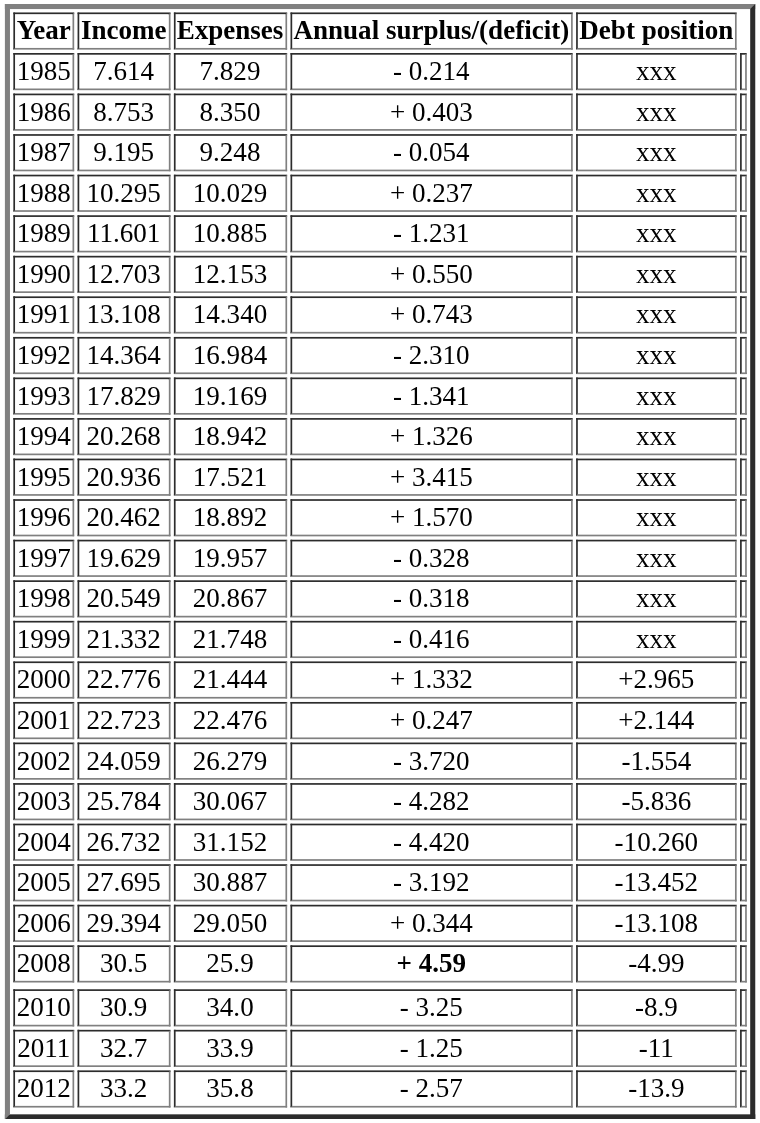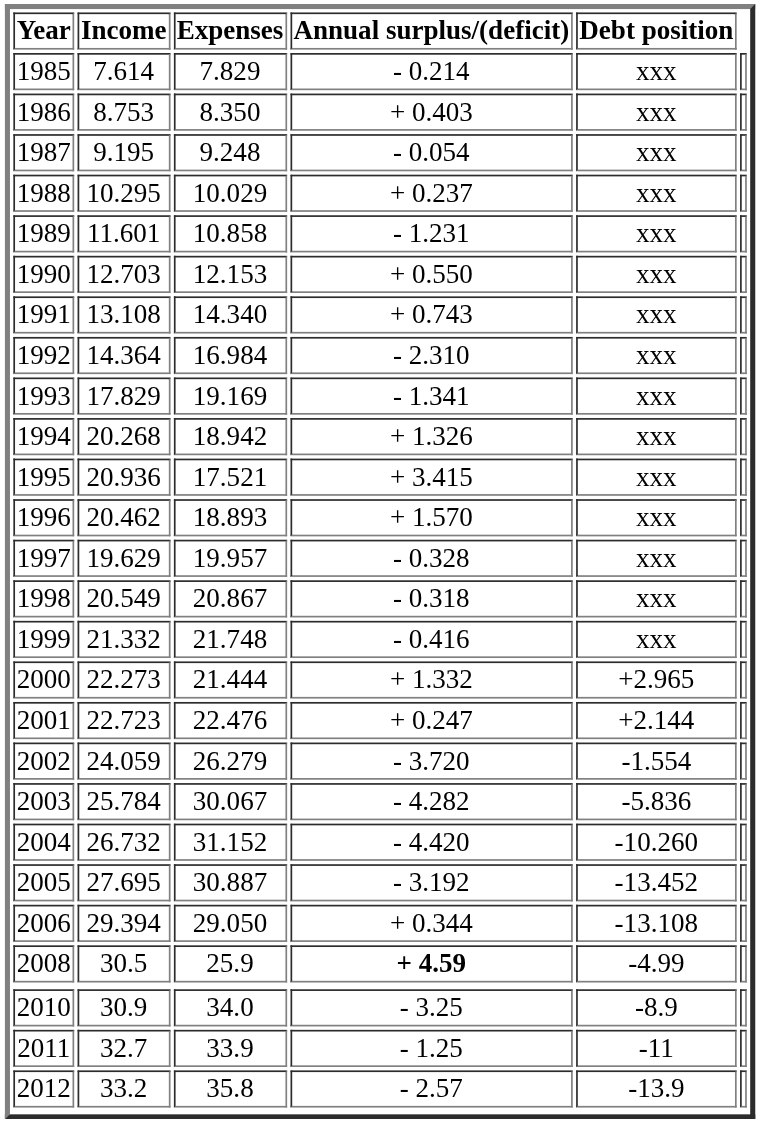(230, 233) 10.885 -> (230, 233) 10.858
(230, 517) 18.892 -> (230, 517) 18.893
(124, 679) 22.776 -> (124, 679) 22.273
